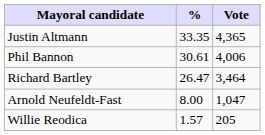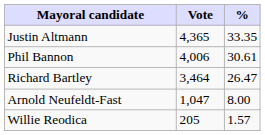columns swapped: (236, 15) <-> (195, 15)
